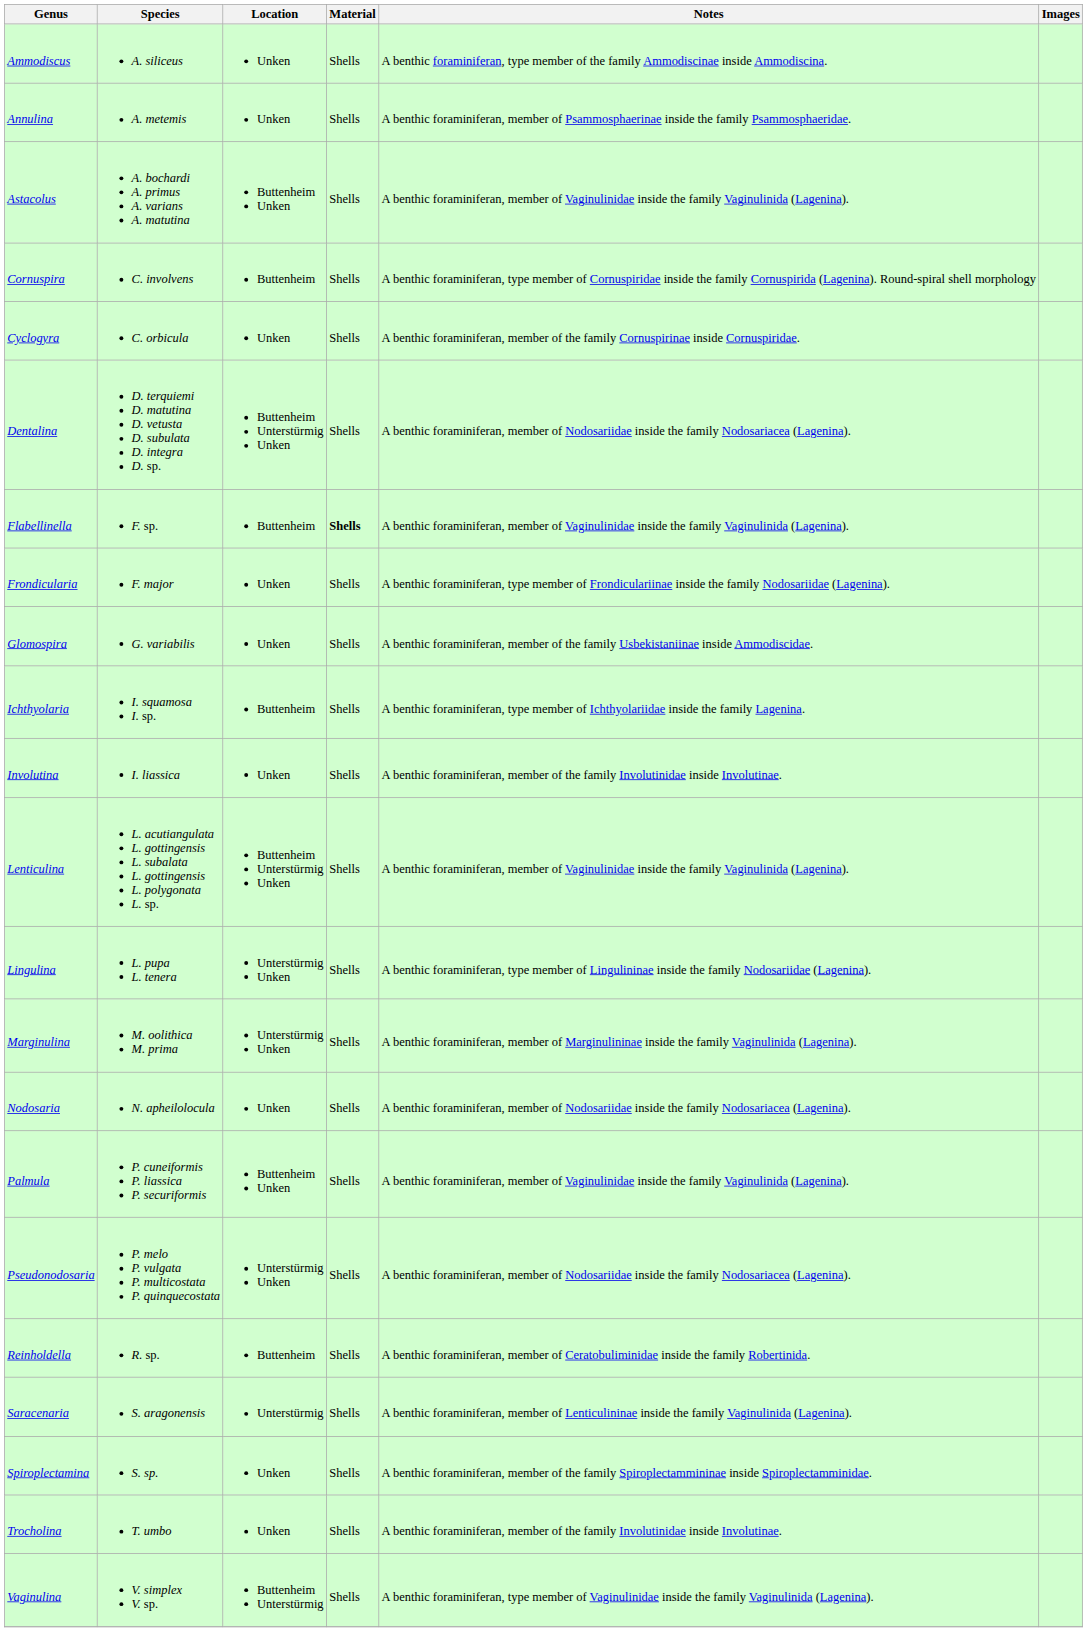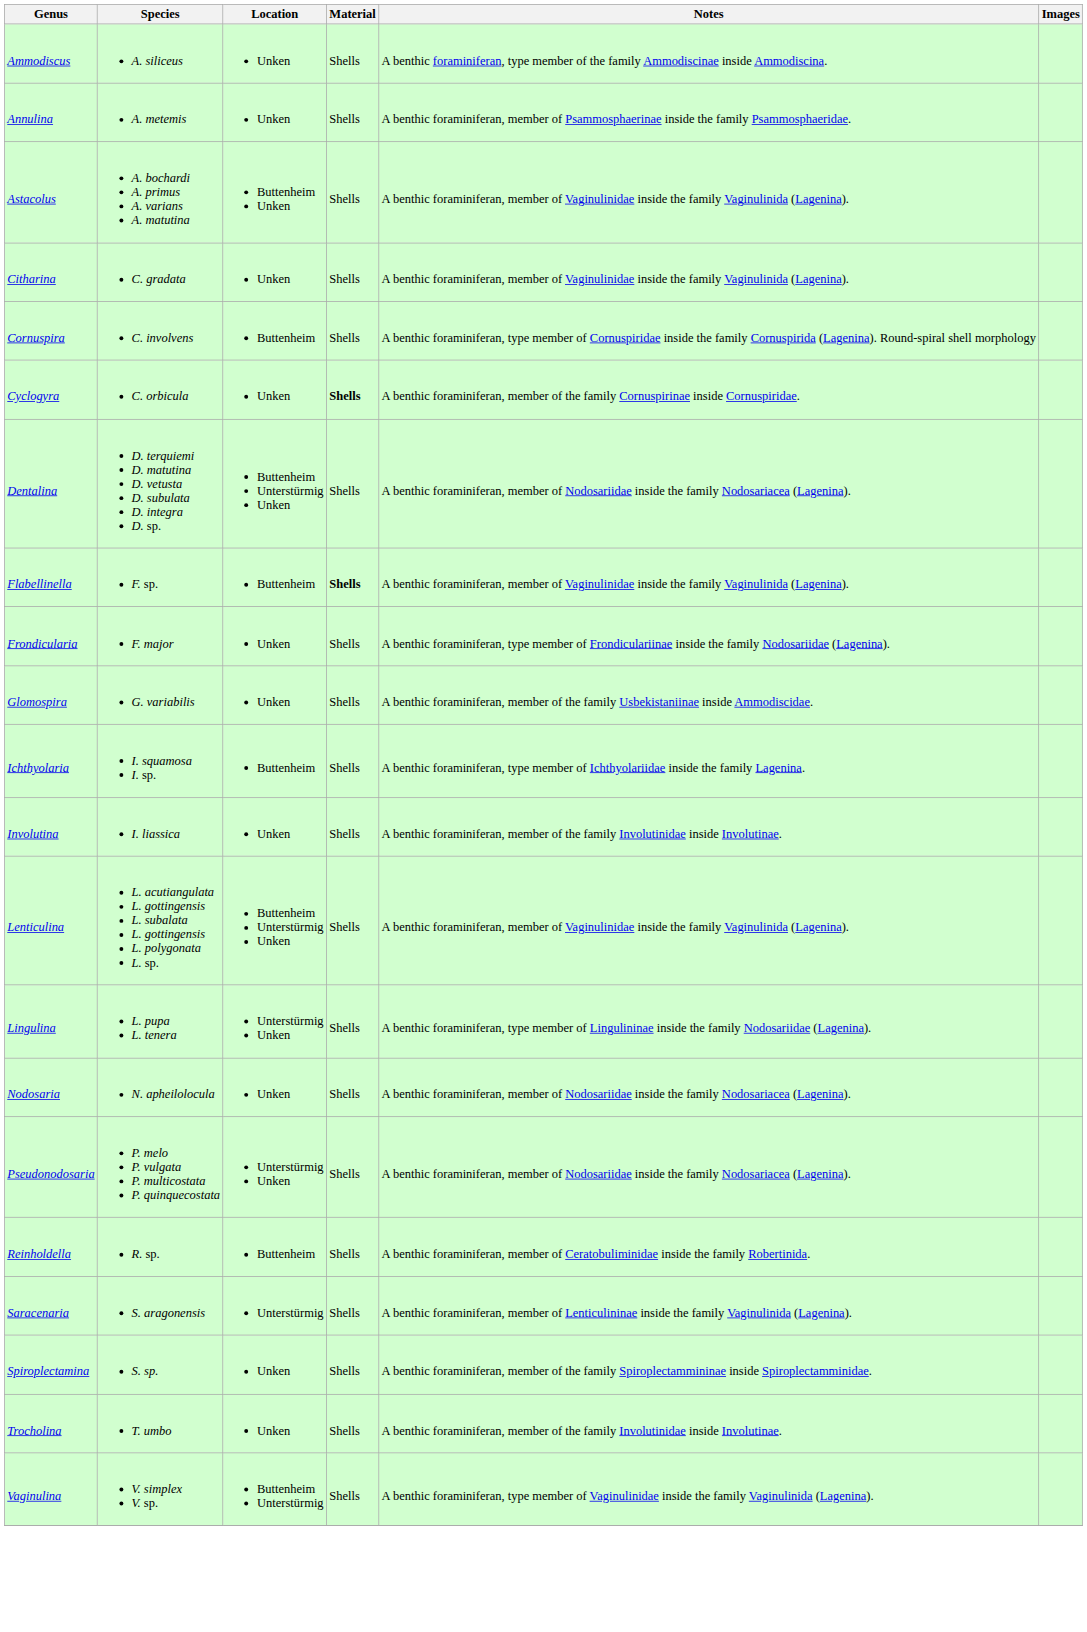+ row: (32, 279)
(345, 337) normal -> (345, 396) bold
- row: (39, 1042)
- row: (28, 1181)
